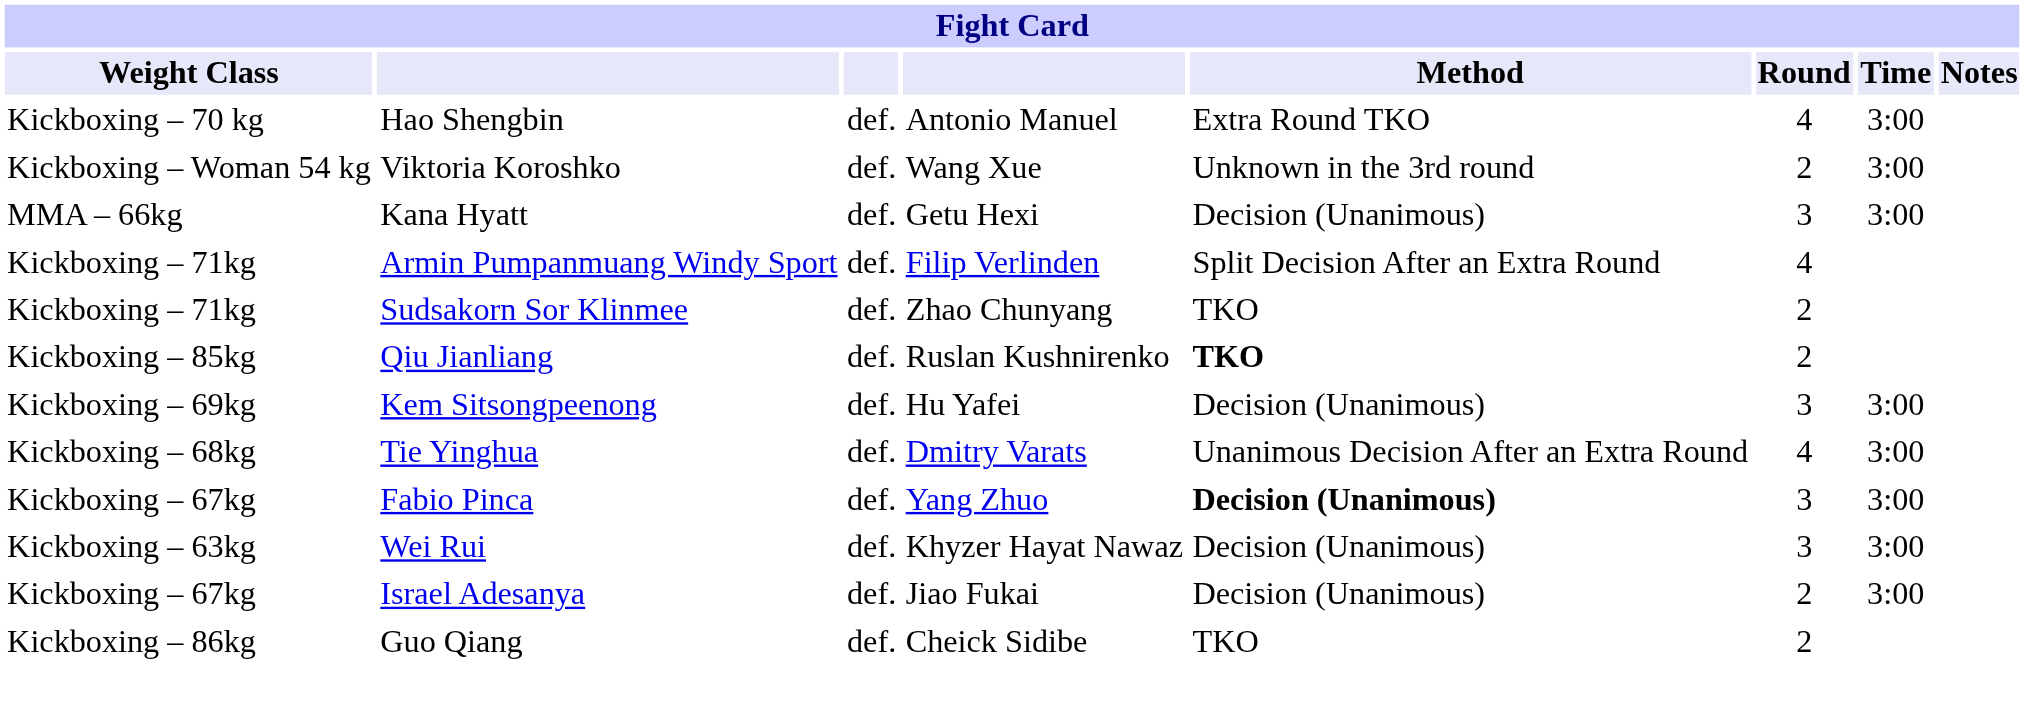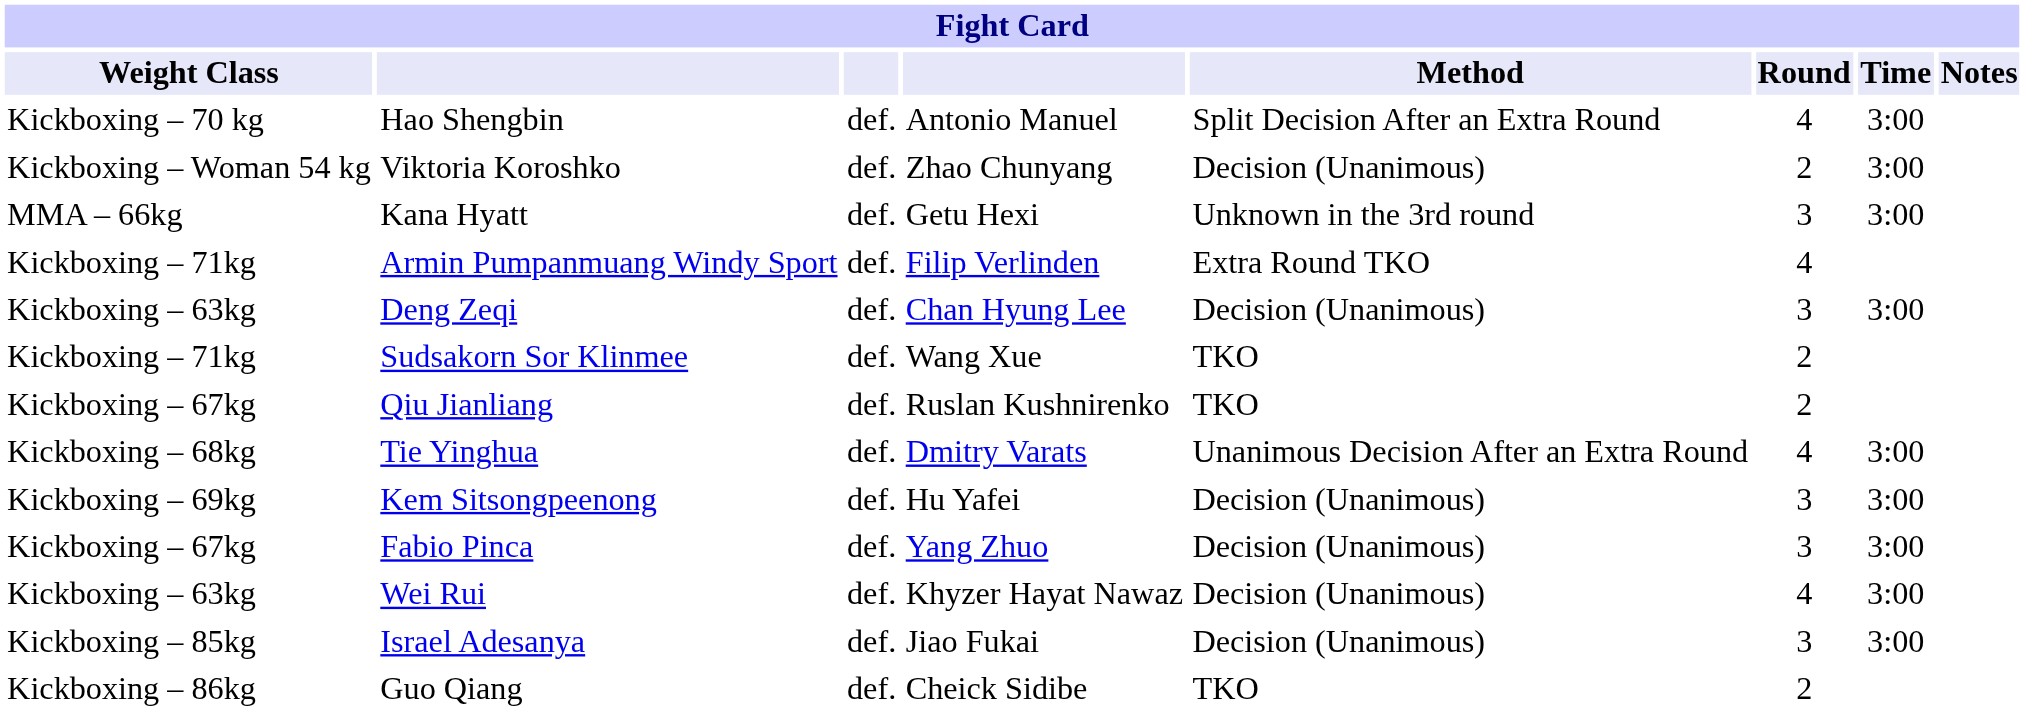(1311, 120) Extra Round TKO -> (1426, 120) Split Decision After an Extra Round
(974, 167) Wang Xue -> (1009, 167) Zhao Chunyang
(1363, 167) Unknown in the 3rd round -> (1339, 167) Decision (Unanimous)
(1339, 214) Decision (Unanimous) -> (1363, 214) Unknown in the 3rd round
(1426, 262) Split Decision After an Extra Round -> (1311, 262) Extra Round TKO
+ row: (449, 309)
(1009, 309) Zhao Chunyang -> (974, 357) Wang Xue
(131, 357) Kickboxing – 85kg -> (131, 404) Kickboxing – 67kg
(1228, 357) bold -> (1226, 404) normal
rows swapped: (519, 404) <-> (459, 451)
(1344, 499) bold -> (1339, 546) normal
(1804, 546) 3 -> (1804, 594) 4
(131, 594) Kickboxing – 67kg -> (131, 641) Kickboxing – 85kg
(1804, 594) 2 -> (1804, 641) 3
